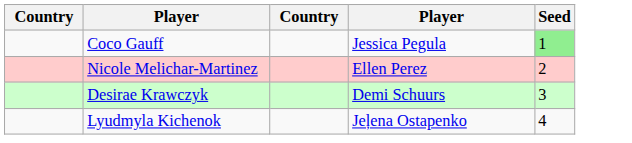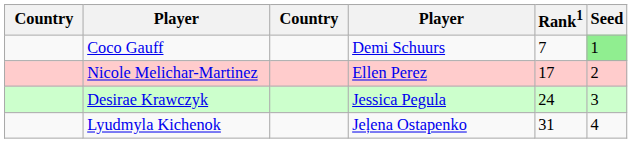+ column: (561, 19)
(399, 43) Jessica Pegula -> (399, 47) Demi Schuurs
(399, 95) Demi Schuurs -> (399, 99) Jessica Pegula
